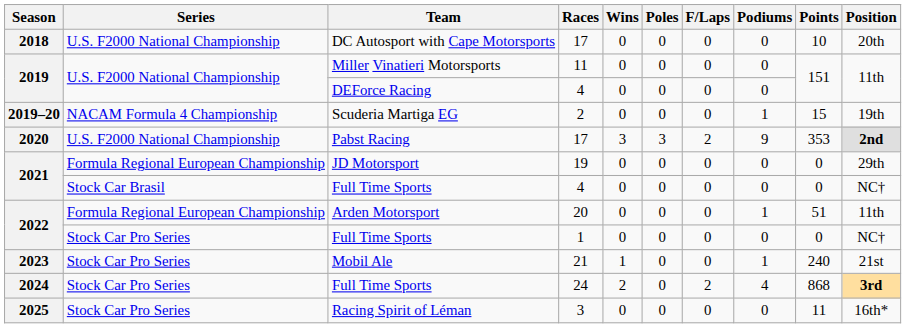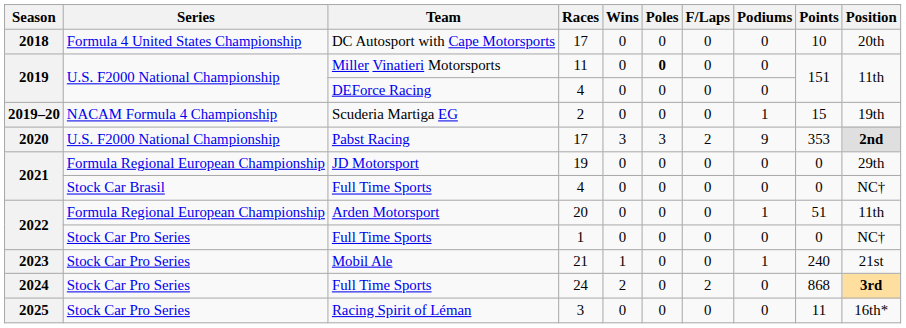(173, 41) U.S. F2000 National Championship -> (184, 41) Formula 4 United States Championship
(662, 66) normal -> (662, 66) bold
(765, 286) 4 -> (765, 286) 0
